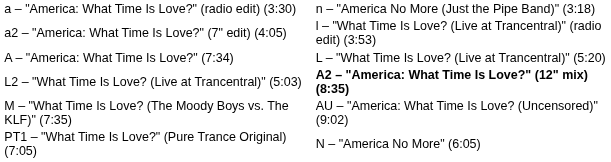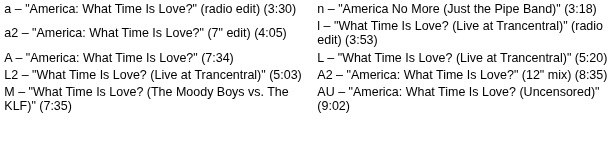(452, 82) bold -> (462, 74) normal
- row: (145, 144)
